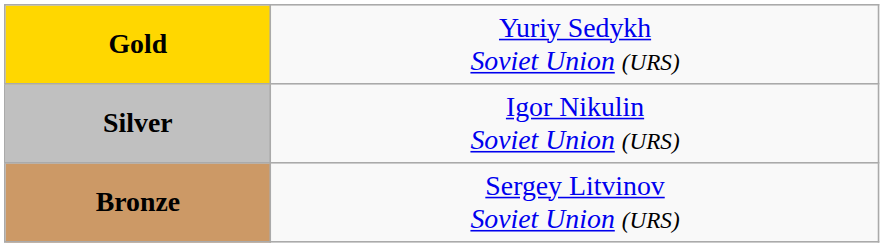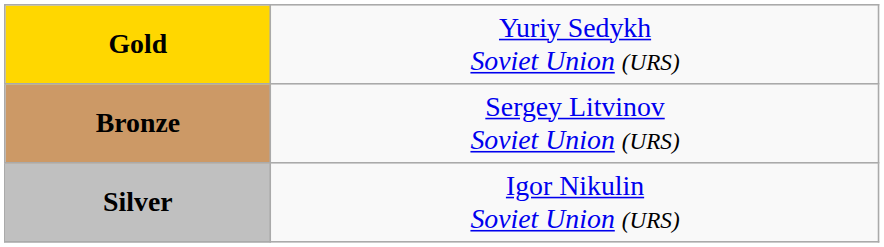rows swapped: (138, 122) <-> (138, 201)
